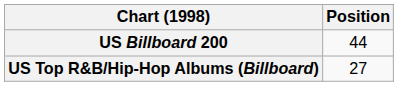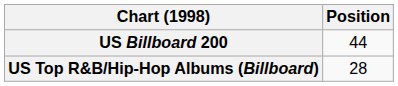(358, 68) 27 -> (358, 68) 28
